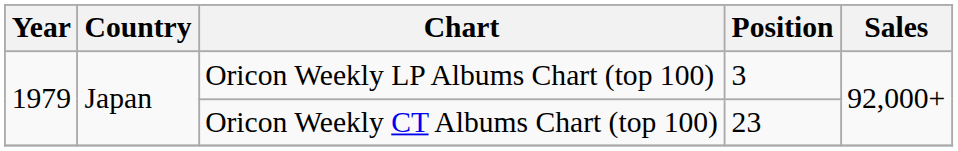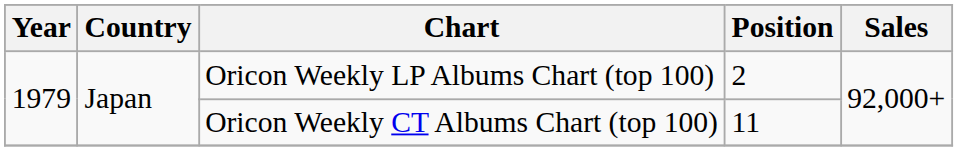(739, 74) 3 -> (739, 74) 2
(746, 121) 23 -> (746, 121) 11
